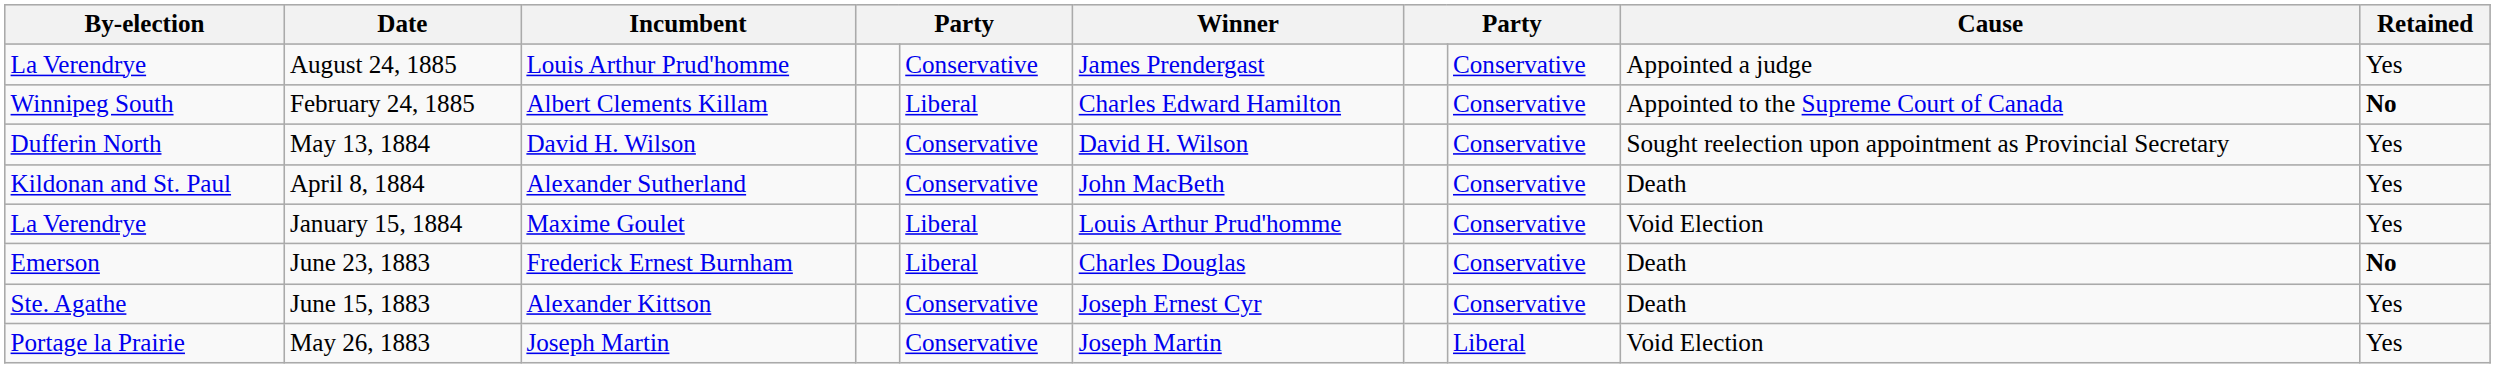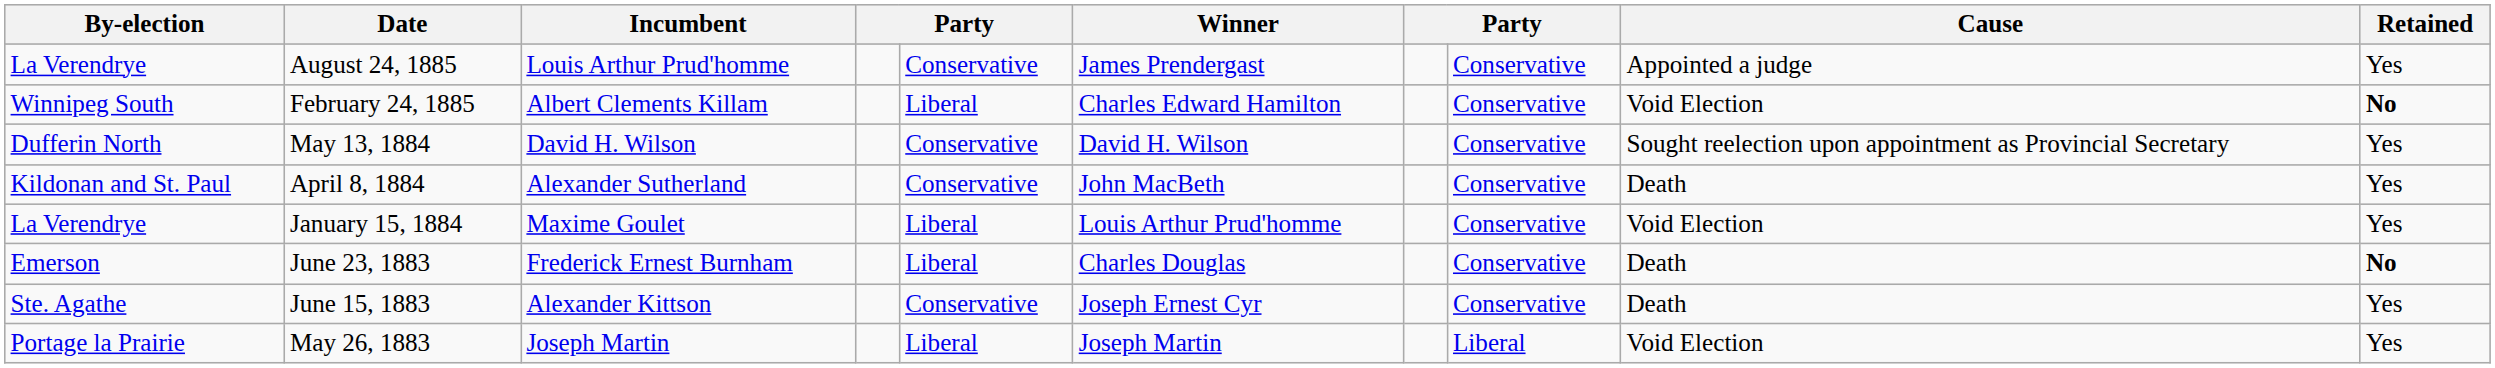(1845, 104) Appointed to the Supreme Court of Canada -> (1695, 104) Void Election
(972, 343) Conservative -> (942, 343) Liberal
